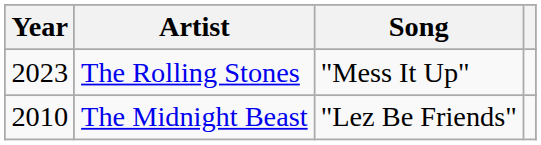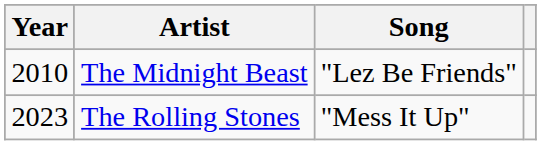rows swapped: (194, 116) <-> (190, 71)
